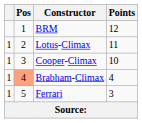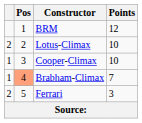(9, 45) 1 -> (9, 45) 2
(113, 45) 11 -> (114, 45) 10
(111, 77) 4 -> (111, 77) 7
(9, 94) 1 -> (9, 94) 2
